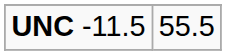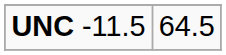(187, 27) 55.5 -> (187, 27) 64.5
